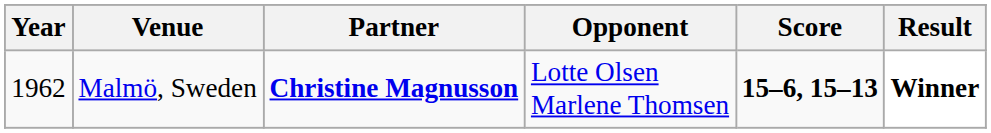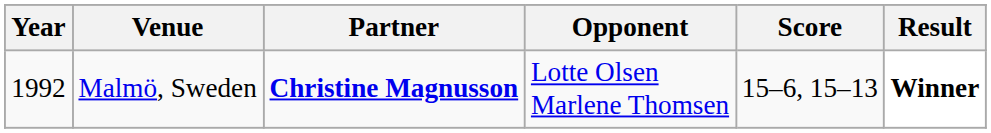(39, 88) 1962 -> (39, 88) 1992
(810, 88) bold -> (810, 88) normal
